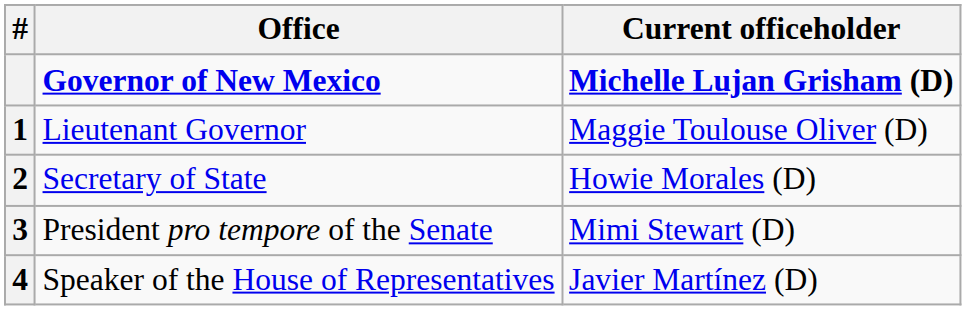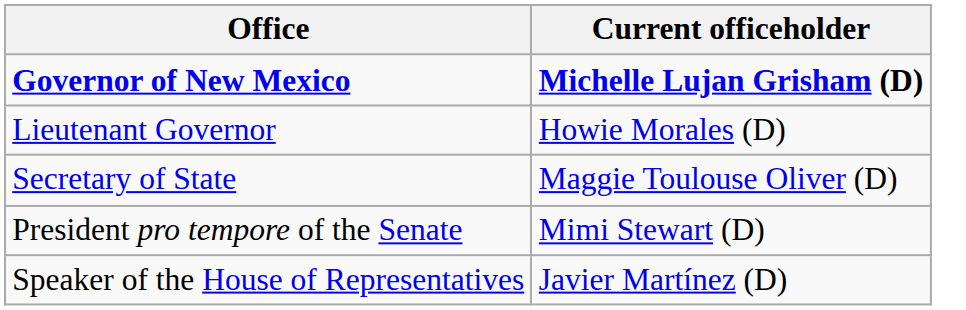- column: (20, 29)
(748, 129) Maggie Toulouse Oliver (D) -> (662, 129) Howie Morales (D)
(693, 179) Howie Morales (D) -> (718, 179) Maggie Toulouse Oliver (D)
